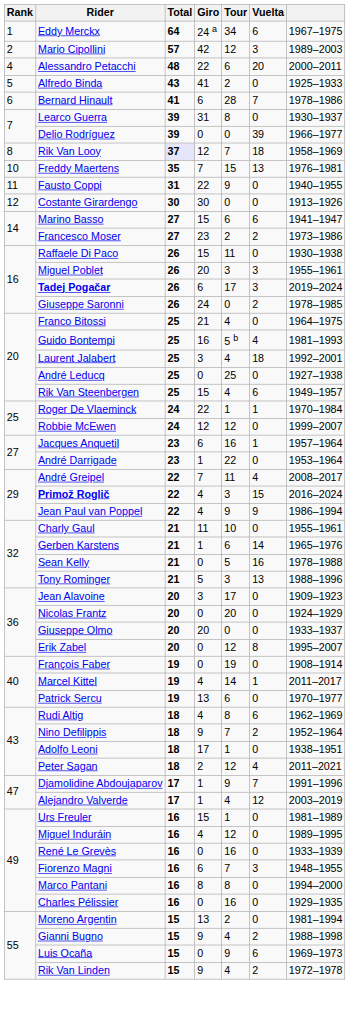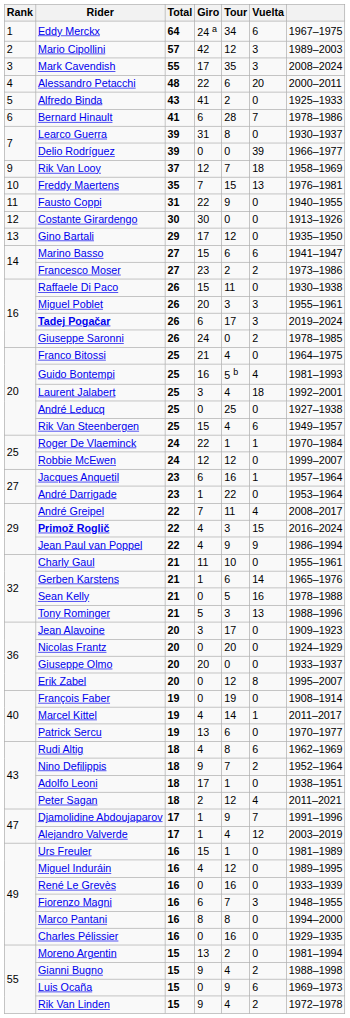+ row: (77, 66)
(10, 151) 8 -> (10, 168) 9
(173, 151) lavender background -> (173, 168) no background
+ row: (66, 236)
